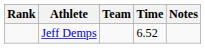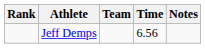(147, 33) 6.52 -> (147, 33) 6.56
